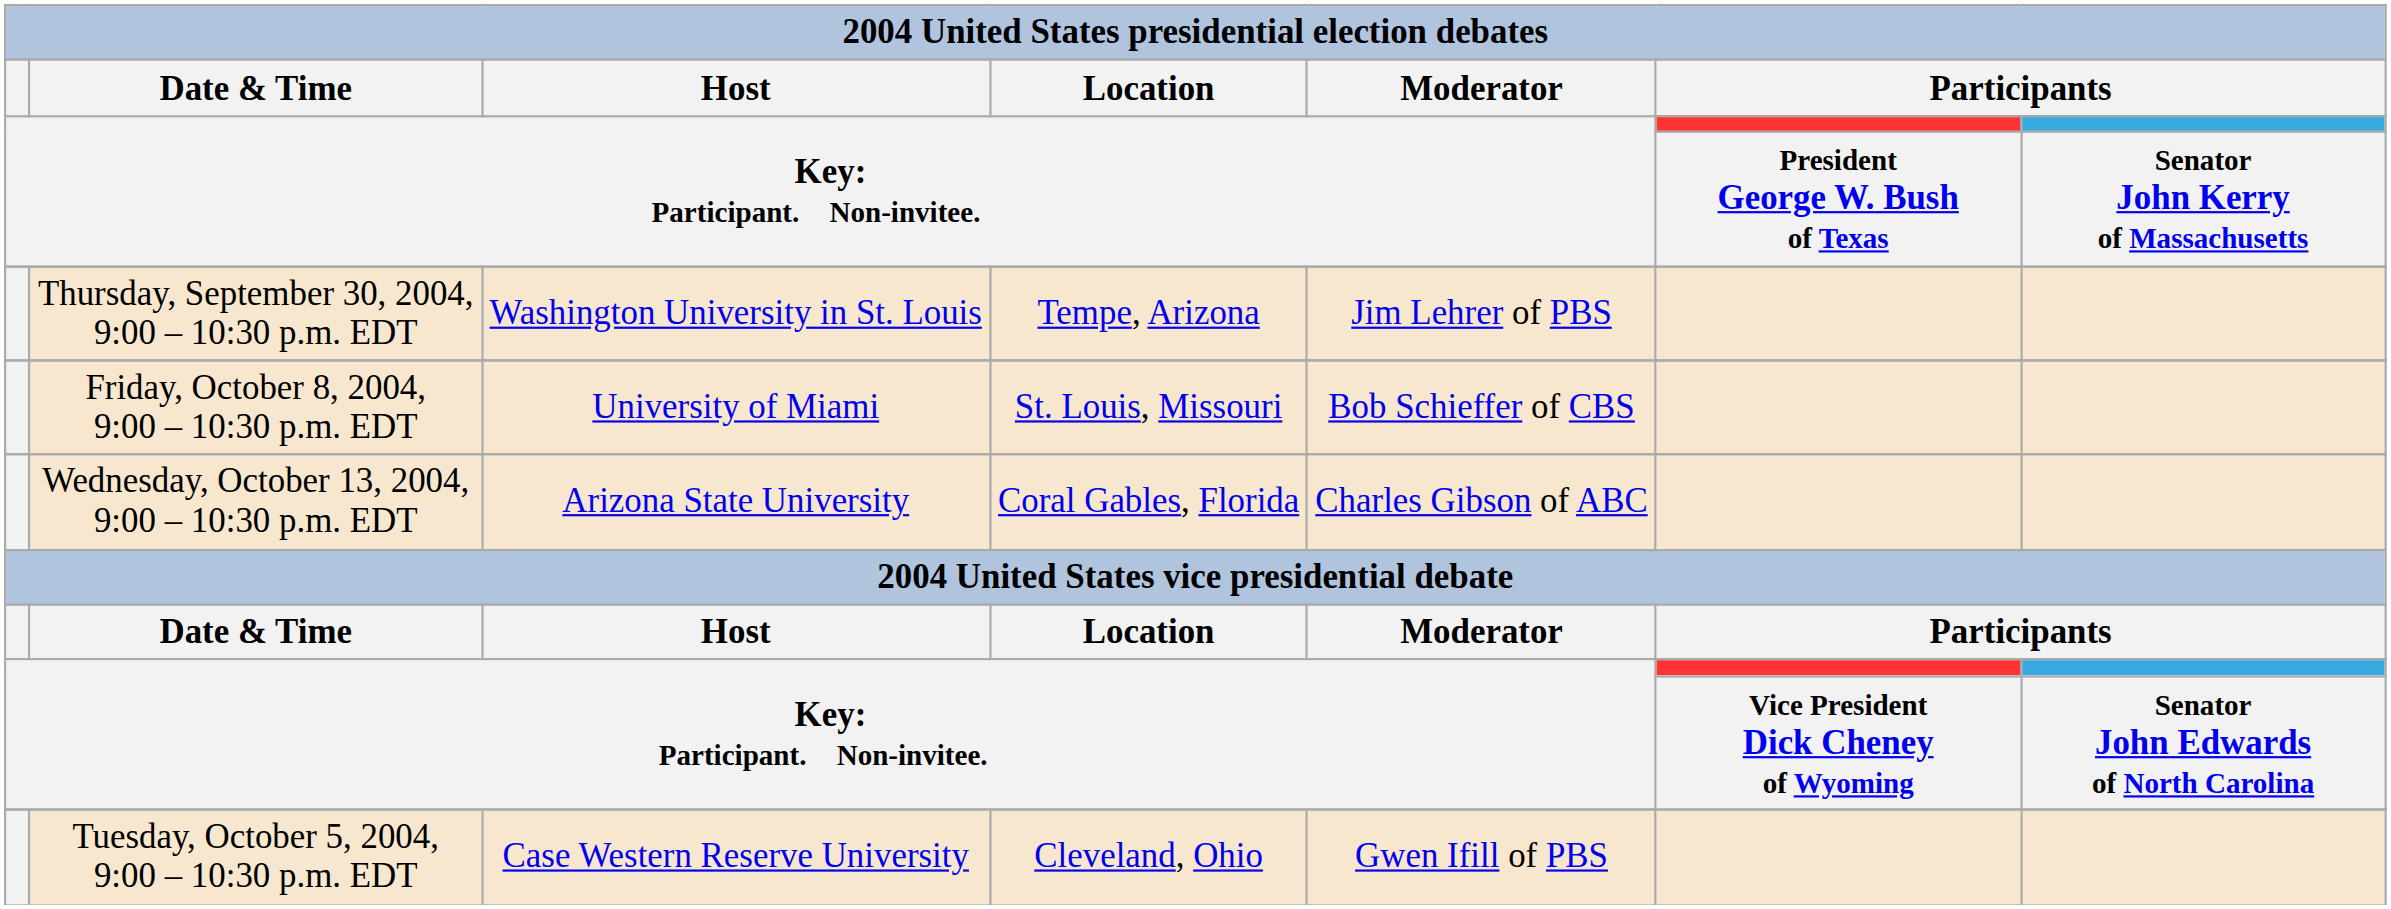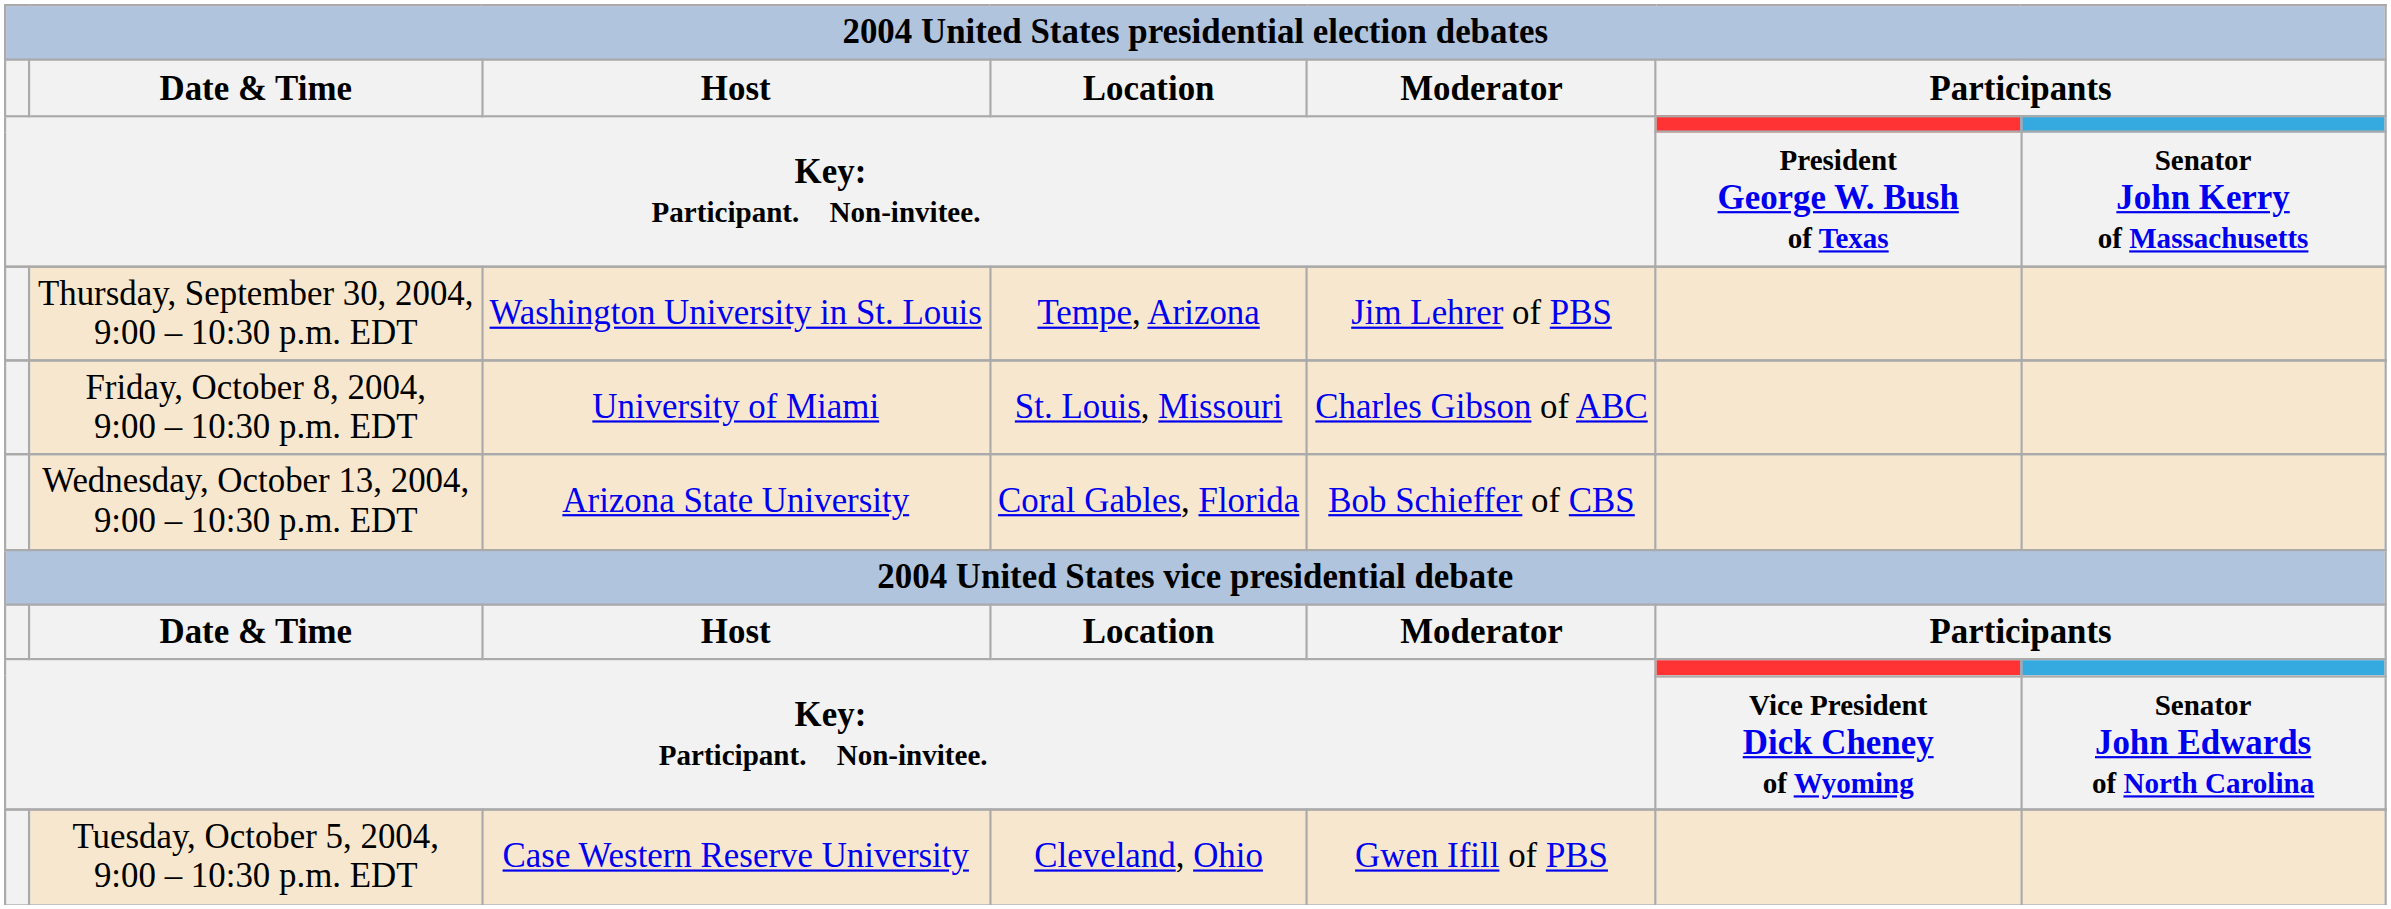(1482, 406) Bob Schieffer of CBS -> (1482, 406) Charles Gibson of ABC
(1482, 501) Charles Gibson of ABC -> (1482, 501) Bob Schieffer of CBS
